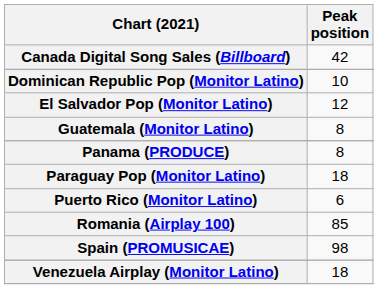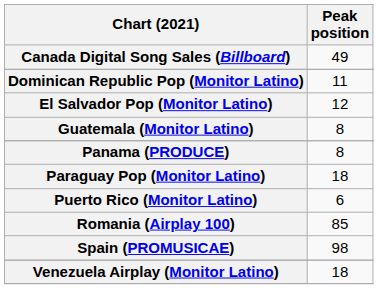(340, 57) 42 -> (340, 57) 49
(340, 81) 10 -> (340, 81) 11
